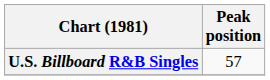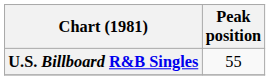(233, 61) 57 -> (233, 61) 55
